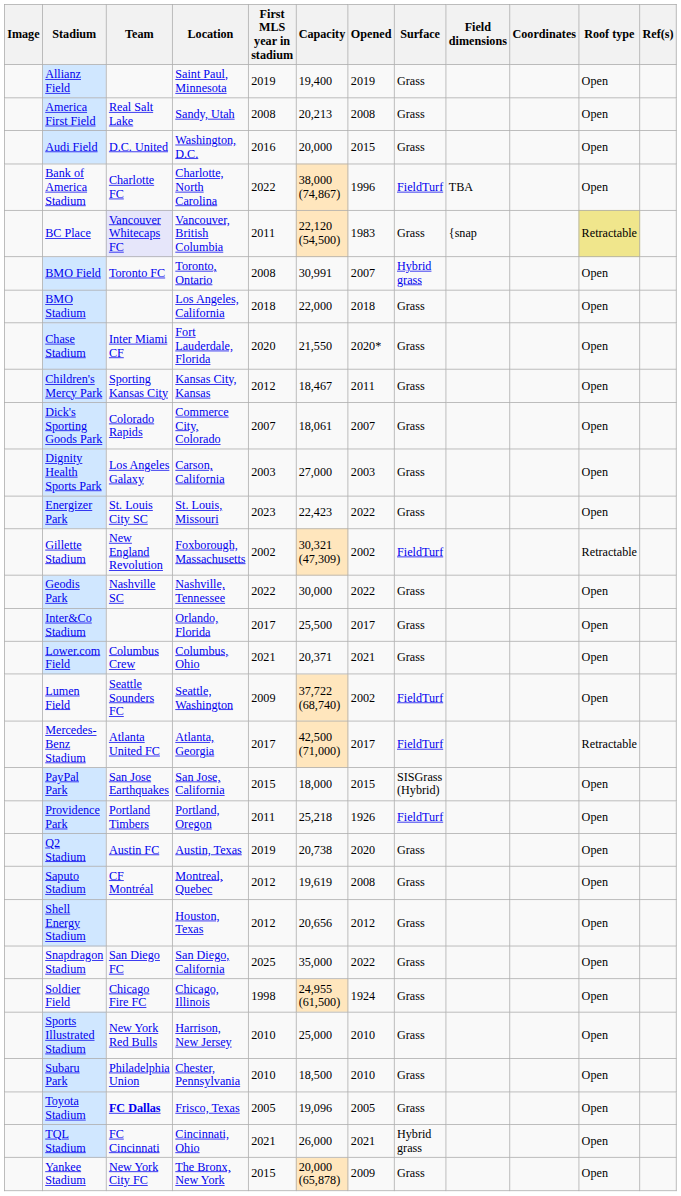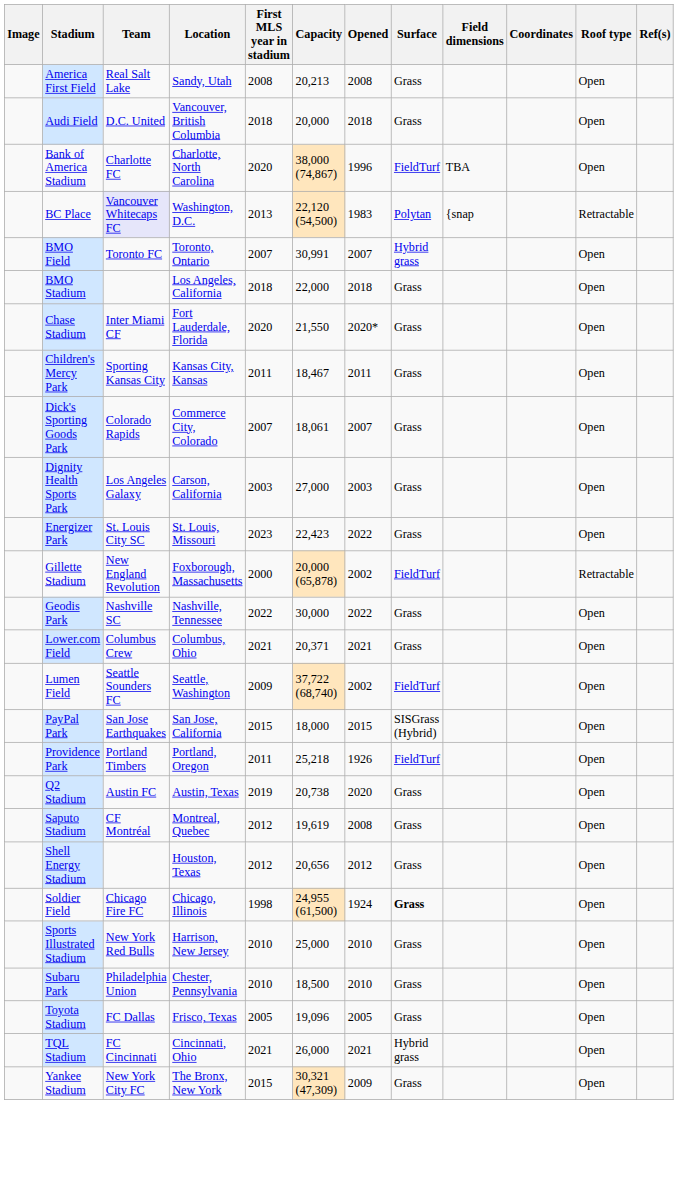- row: (63, 81)
(206, 147) Washington, D.C. -> (200, 121) Vancouver, British Columbia
(263, 147) 2016 -> (260, 121) 2018
(363, 147) 2015 -> (360, 121) 2018
(263, 187) 2022 -> (260, 167) 2020
(203, 233) Vancouver, British Columbia -> (203, 214) Washington, D.C.
(263, 233) 2011 -> (260, 214) 2013
(411, 233) Grass -> (413, 214) Polytan
(609, 233) khaki background -> (606, 214) no background
(263, 273) 2008 -> (260, 254) 2007
(263, 386) 2012 -> (260, 373) 2011
(263, 552) 2002 -> (260, 573) 2000
(319, 552) 30,321 (47,309) -> (316, 573) 20,000 (65,878)
- row: (69, 624)
- row: (71, 744)
- row: (74, 962)
(411, 995) normal -> (409, 904) bold
(135, 1108) bold -> (130, 1017) normal
(319, 1174) 20,000 (65,878) -> (316, 1083) 30,321 (47,309)
